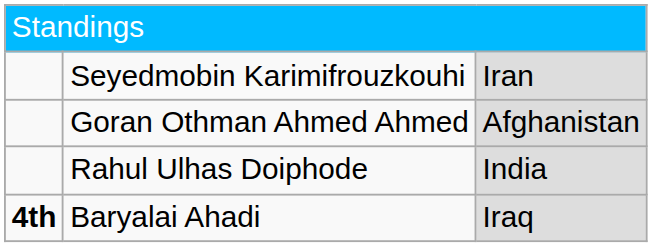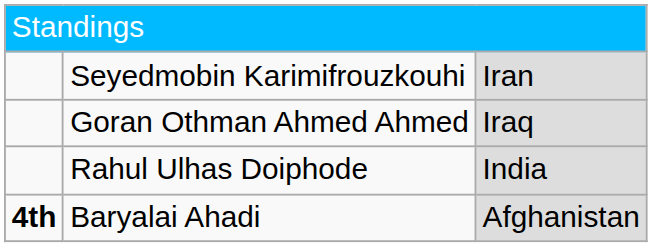(561, 122) Afghanistan -> (508, 122) Iraq
(508, 216) Iraq -> (561, 216) Afghanistan
